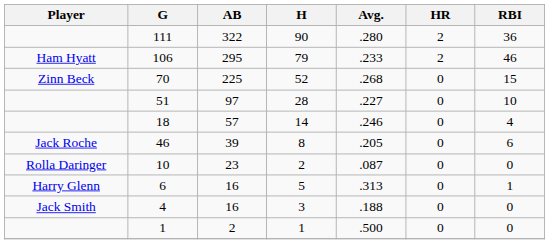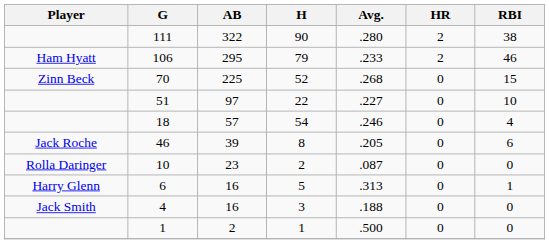(510, 36) 36 -> (510, 36) 38
(302, 100) 28 -> (302, 100) 22
(302, 121) 14 -> (302, 121) 54
